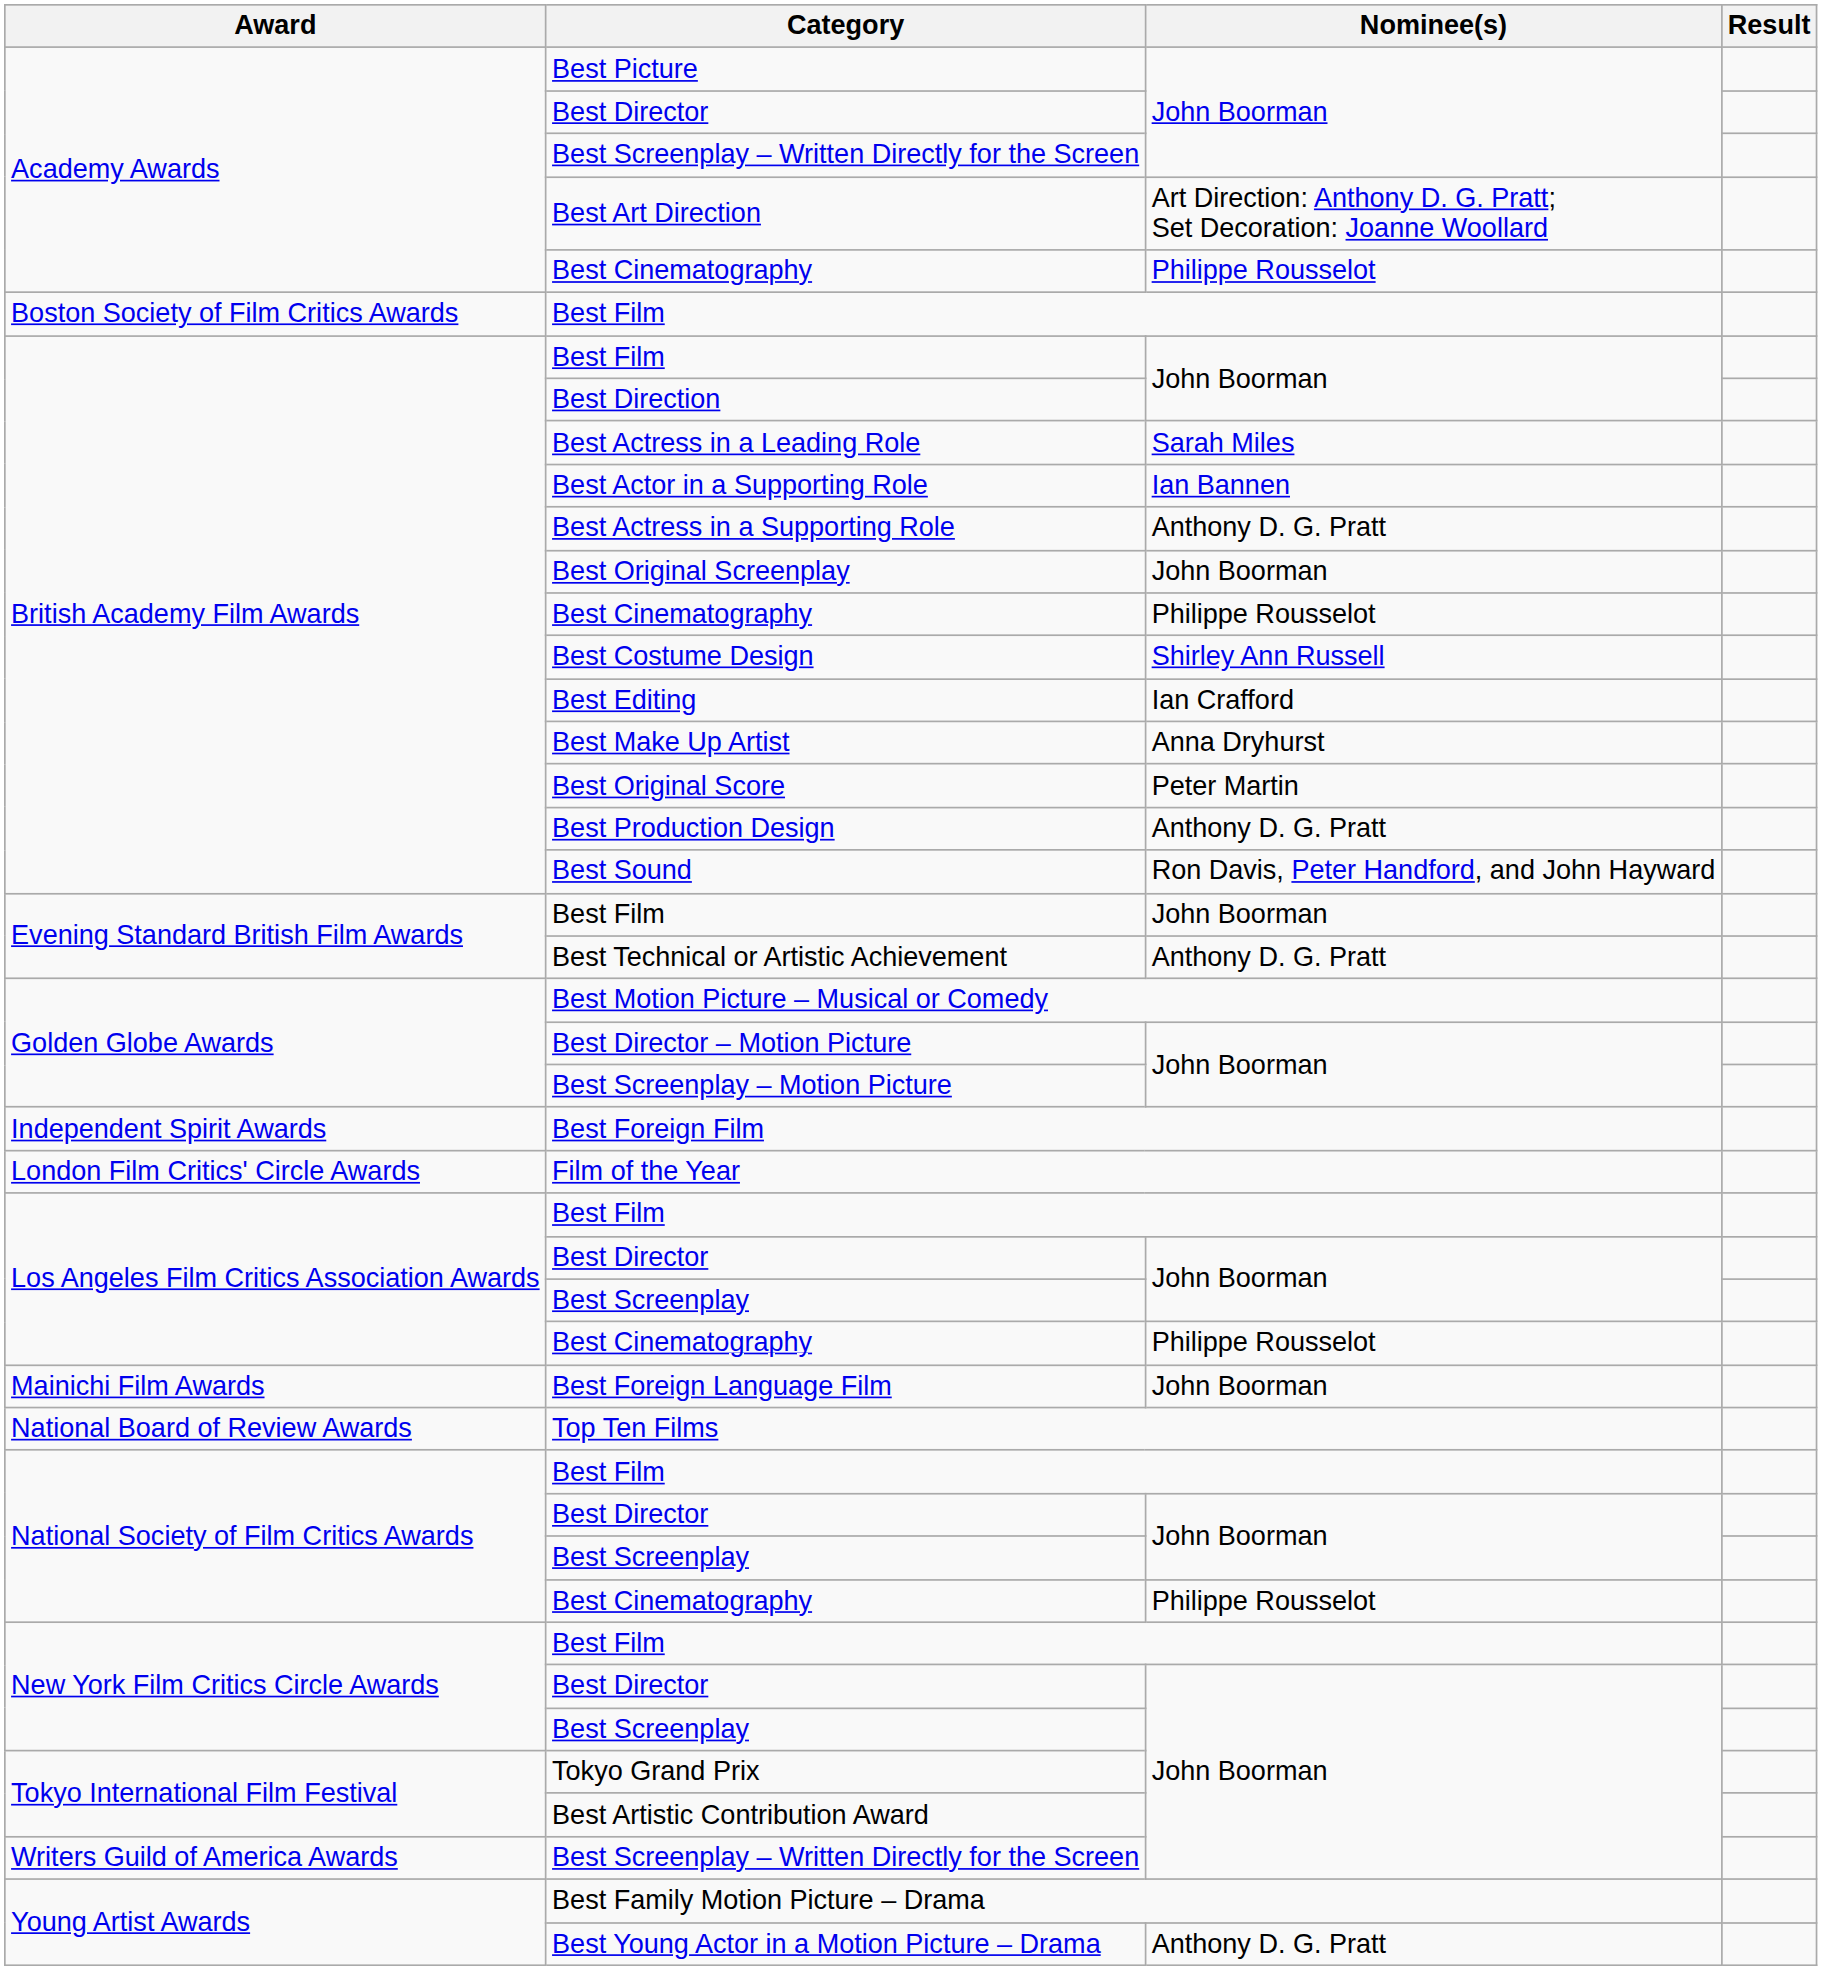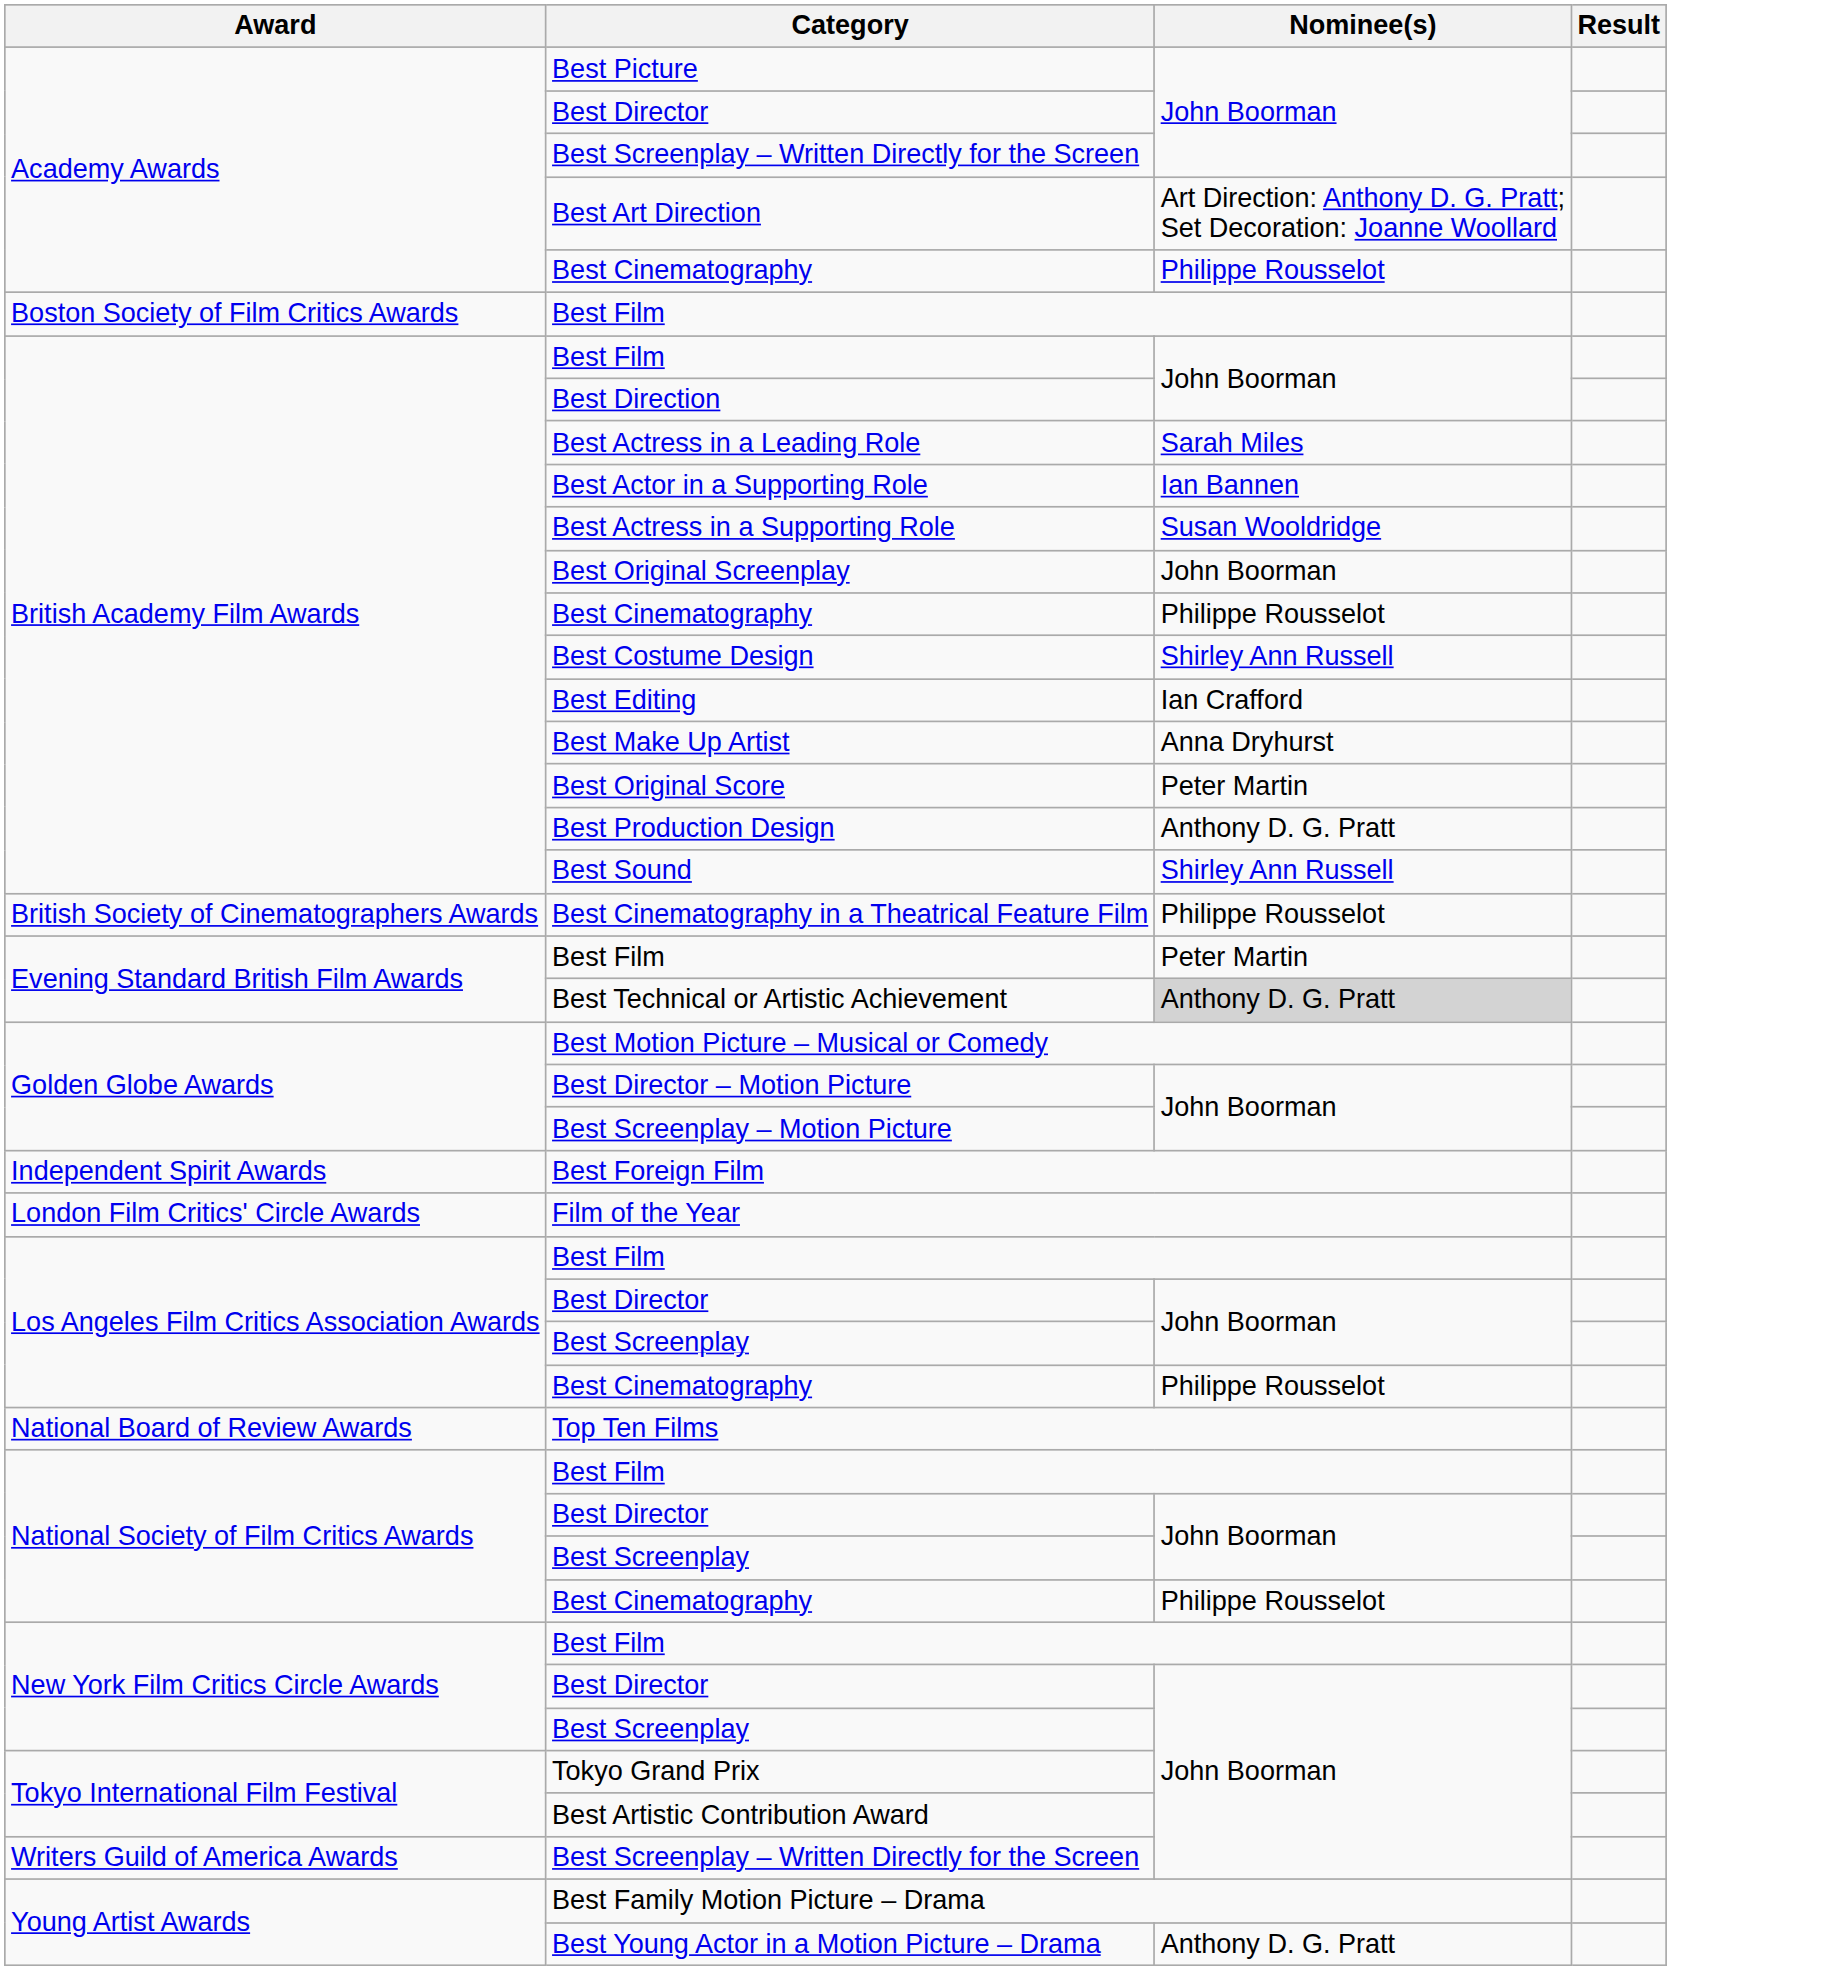(1269, 528) Anthony D. G. Pratt -> (1271, 528) Susan Wooldridge
(1433, 871) Ron Davis, Peter Handford, and John Hayward -> (1277, 871) Shirley Ann Russell
+ row: (275, 914)
(1240, 914) John Boorman -> (1234, 956) Peter Martin
(1269, 956) no background -> (1278, 999) lightgrey background
- row: (138, 1385)
